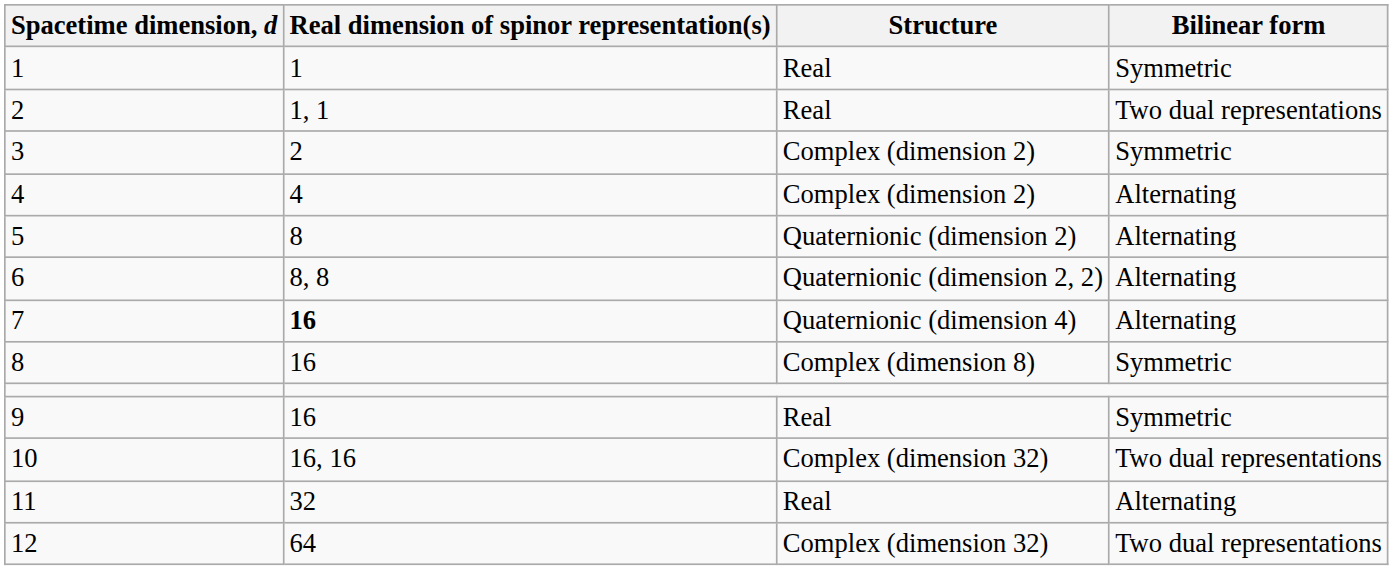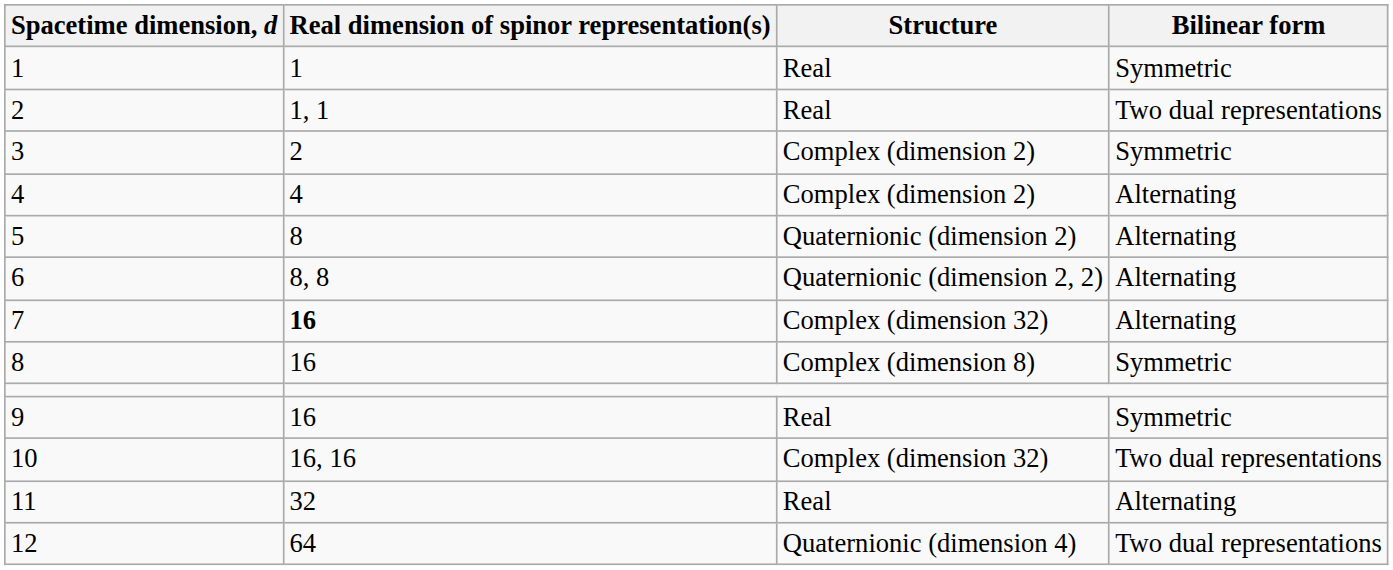(930, 320) Quaternionic (dimension 4) -> (916, 320) Complex (dimension 32)
(916, 543) Complex (dimension 32) -> (930, 543) Quaternionic (dimension 4)
